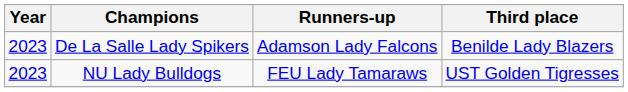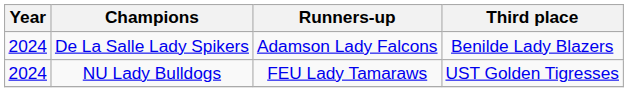(28, 45) 2023 -> (28, 45) 2024
(28, 73) 2023 -> (28, 73) 2024
